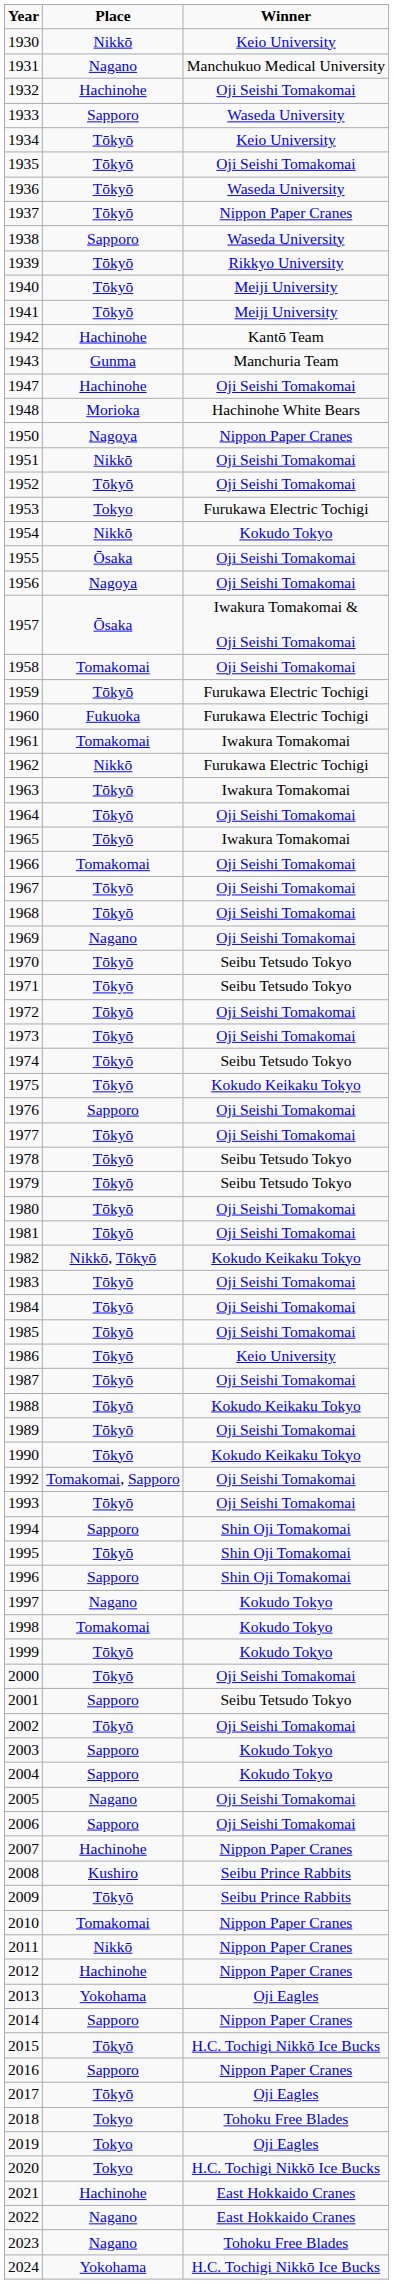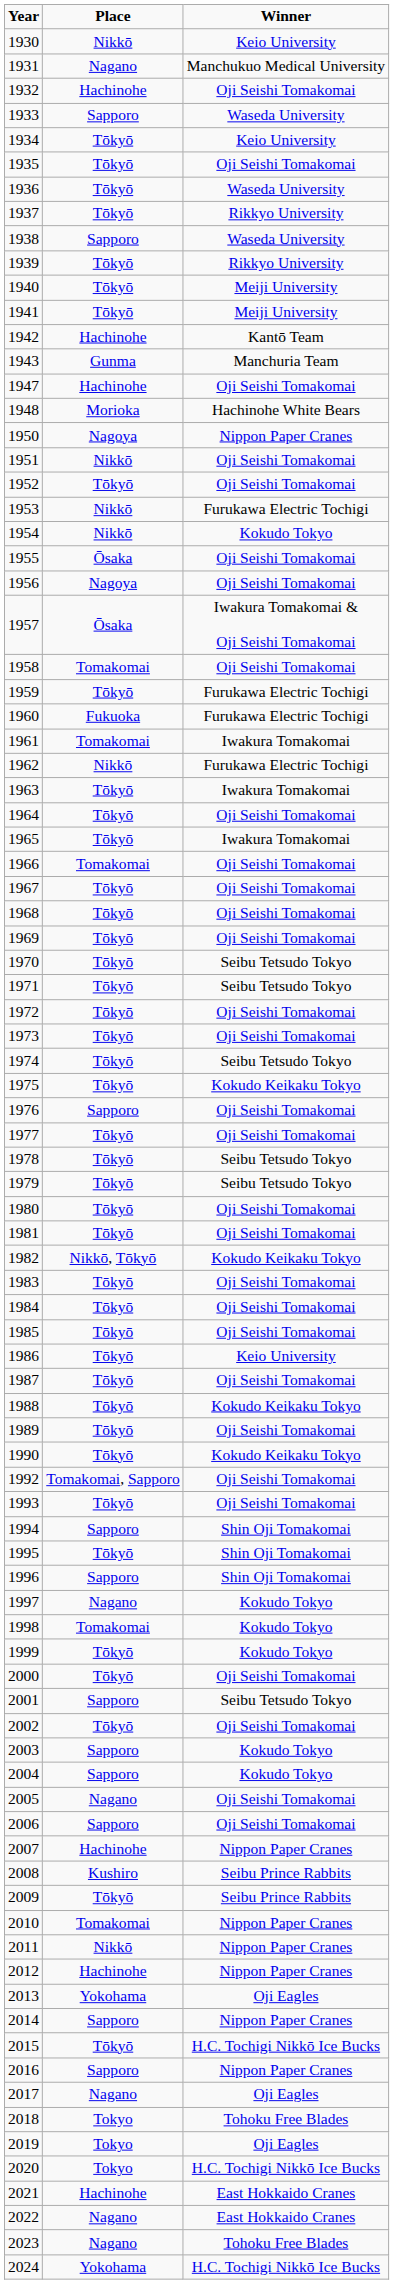(286, 213) Nippon Paper Cranes -> (286, 213) Rikkyo University
(113, 509) Tokyo -> (113, 509) Nikkō
(113, 937) Nagano -> (113, 937) Tōkyō
(113, 2094) Tōkyō -> (113, 2094) Nagano
